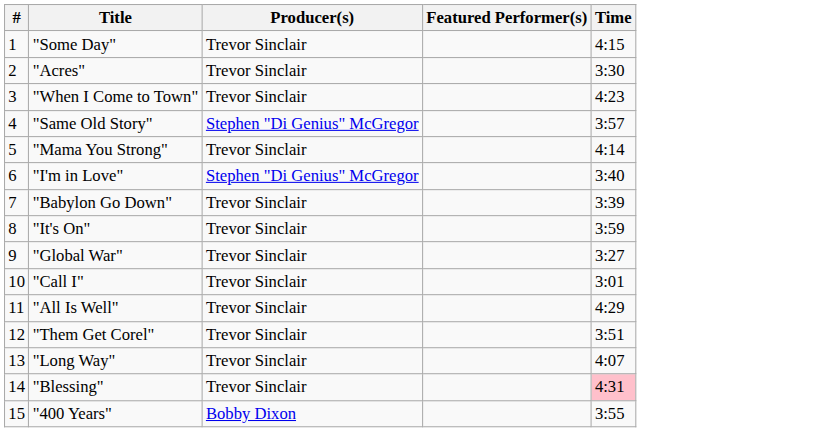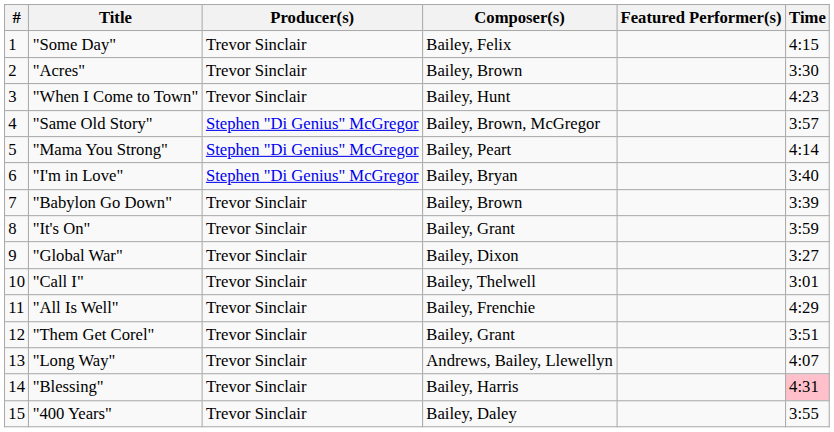+ column: (520, 17)
(256, 149) Trevor Sinclair -> (312, 149) Stephen "Di Genius" McGregor
(251, 413) Bobby Dixon -> (256, 413) Trevor Sinclair
